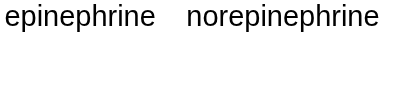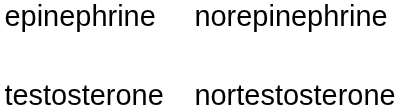+ row: (84, 95)
